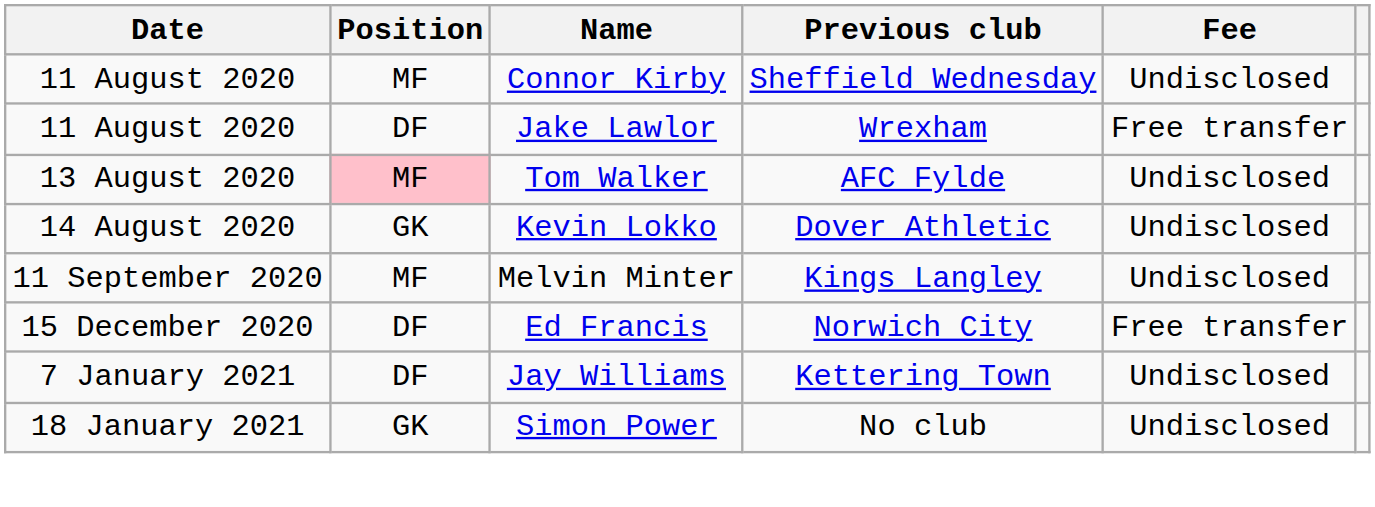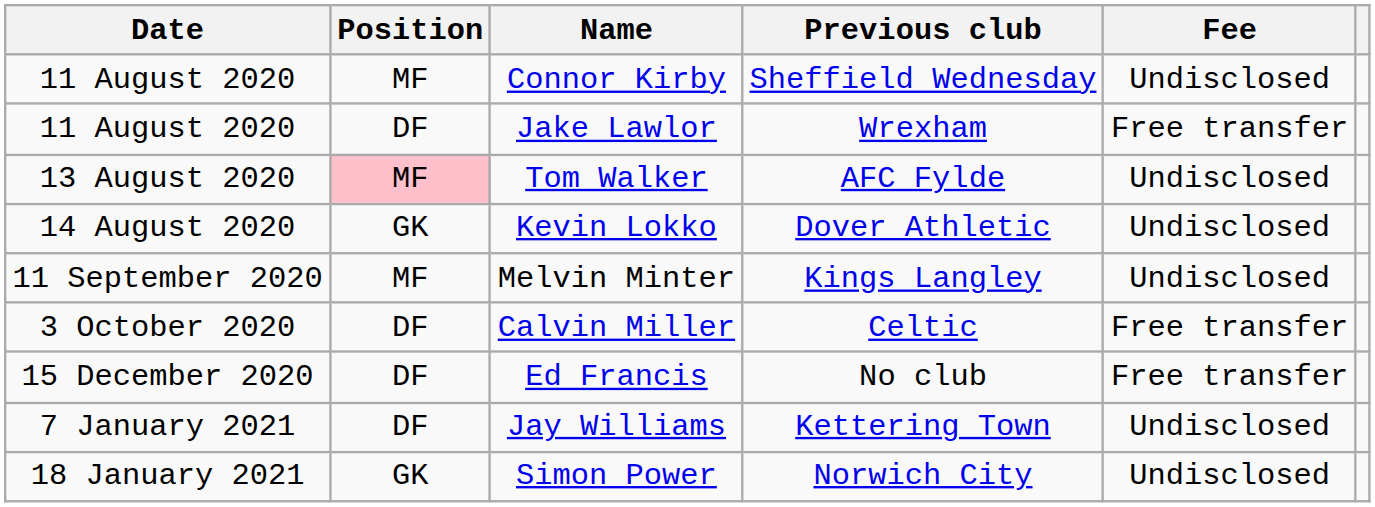+ row: (616, 327)
(923, 327) Norwich City -> (923, 377) No club
(923, 427) No club -> (923, 476) Norwich City
